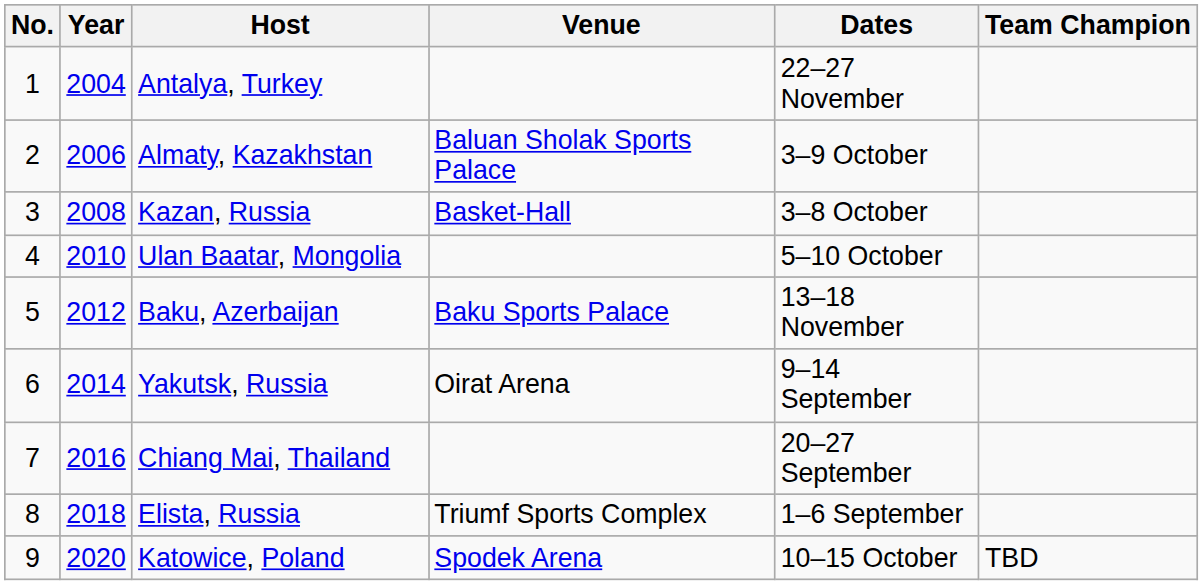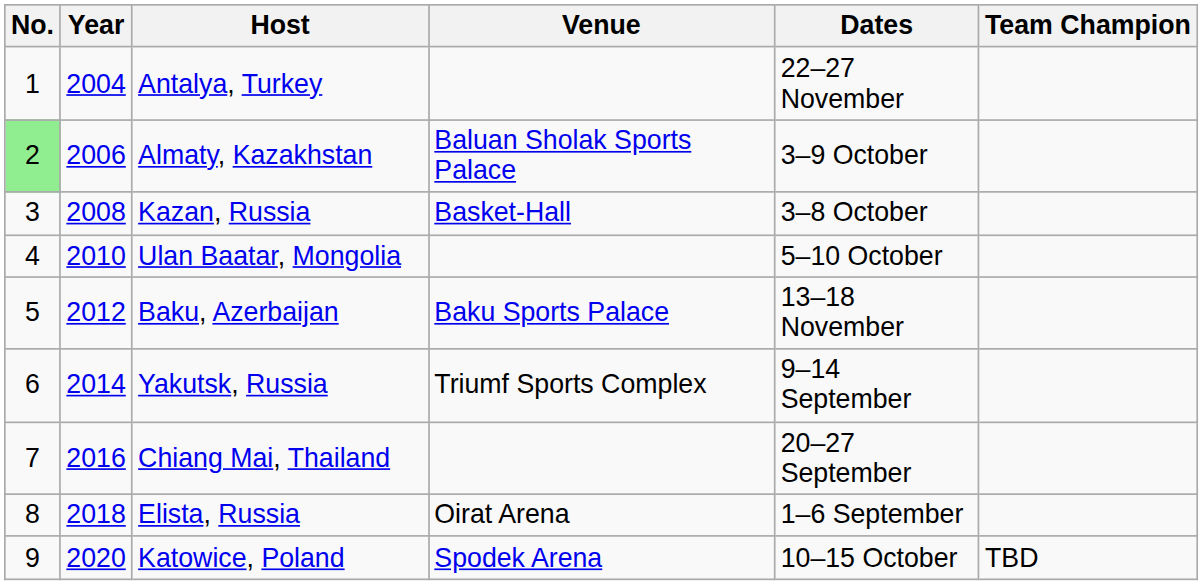(33, 155) no background -> (33, 155) lightgreen background
(502, 385) Oirat Arena -> (570, 385) Triumf Sports Complex
(570, 514) Triumf Sports Complex -> (502, 514) Oirat Arena
